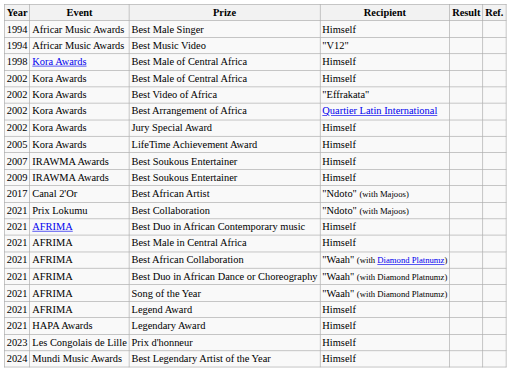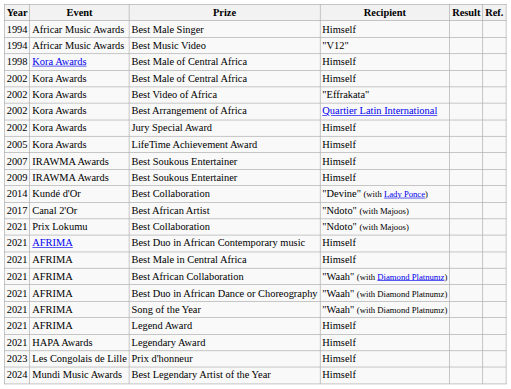+ row: (17, 194)
